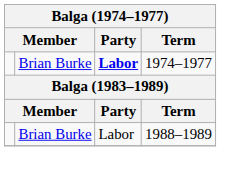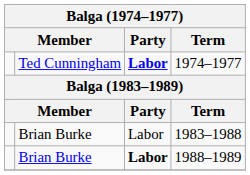(55, 63) Brian Burke -> (70, 63) Ted Cunningham
+ row: (208, 134)
(116, 134) normal -> (148, 157) bold
